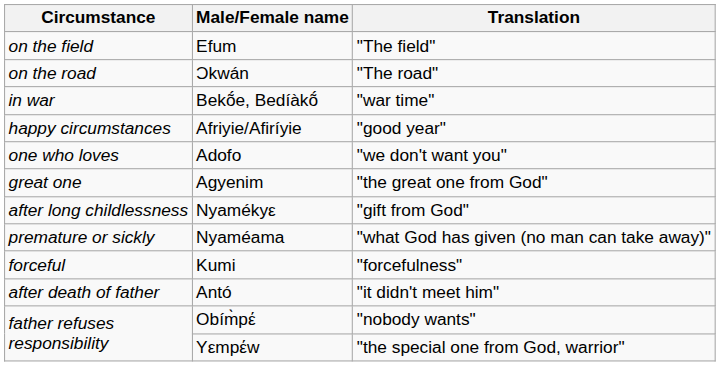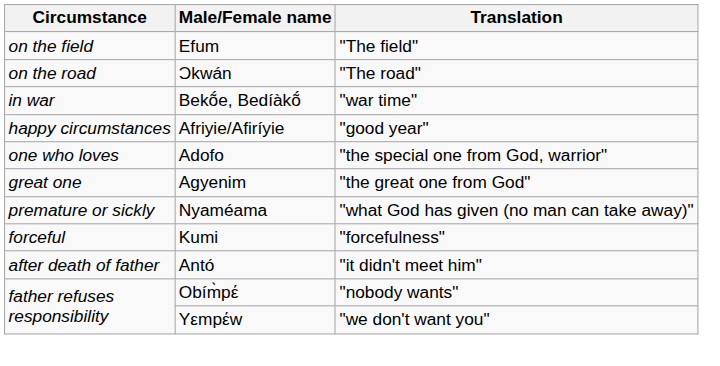(432, 155) "we don't want you" -> (473, 155) "the special one from God, warrior"
- row: (236, 210)
(491, 347) "the special one from God, warrior" -> (415, 319) "we don't want you"
